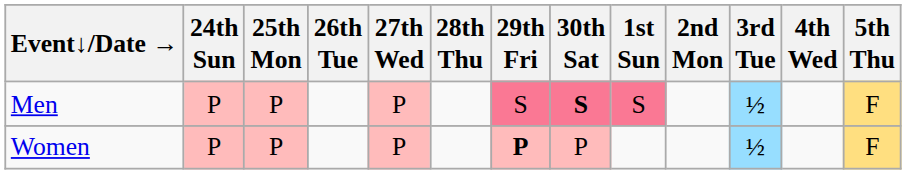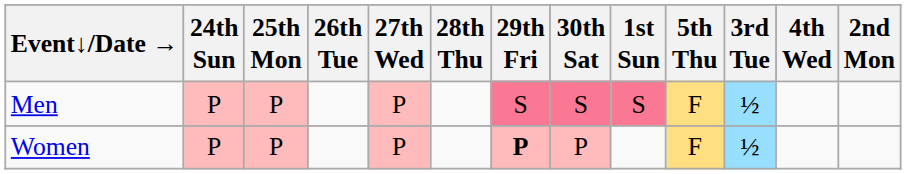columns swapped: (698, 43) <-> (872, 43)
(581, 103) bold -> (581, 103) normal
